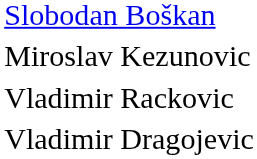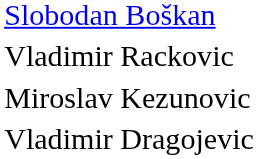rows swapped: (119, 97) <-> (127, 56)
